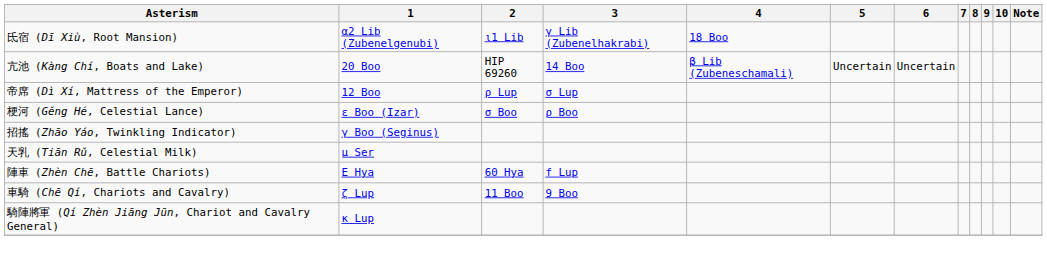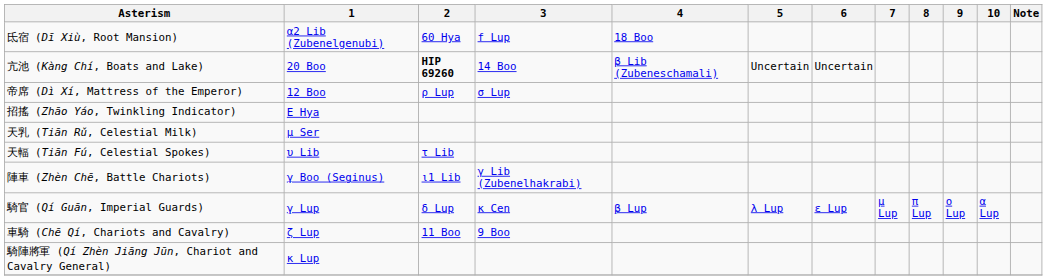(504, 37) ι1 Lib -> (441, 37) 60 Hya
(597, 37) γ Lib (Zubenelhakrabi) -> (494, 37) f Lup
(501, 67) normal -> (438, 67) bold
- row: (105, 112)
(390, 132) γ Boo (Seginus) -> (303, 112) E Hya
+ row: (109, 152)
(358, 172) E Hya -> (336, 177) γ Boo (Seginus)
(504, 172) 60 Hya -> (441, 177) ι1 Lib
(562, 172) f Lup -> (530, 177) γ Lib (Zubenelhakrabi)
+ row: (105, 207)
